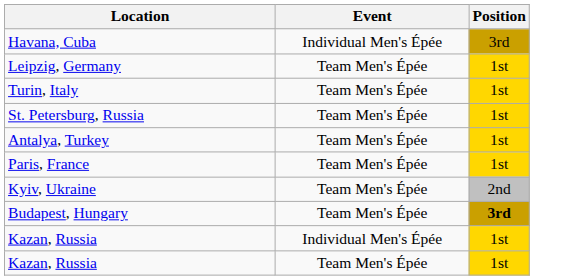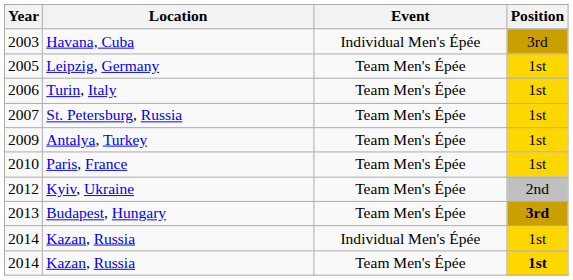+ column: (24, 16)
(499, 262) normal -> (537, 262) bold
